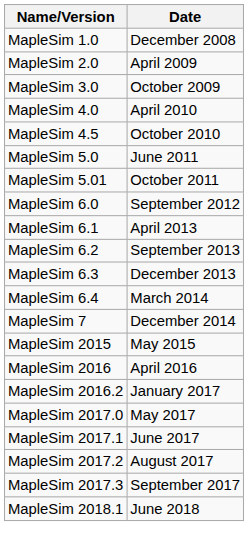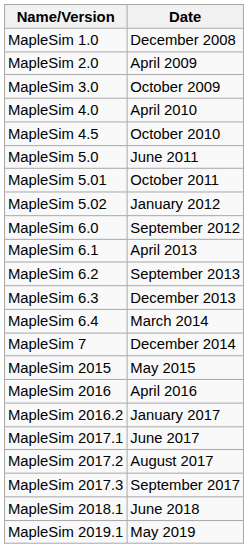+ row: (57, 204)
- row: (66, 415)
+ row: (66, 532)
